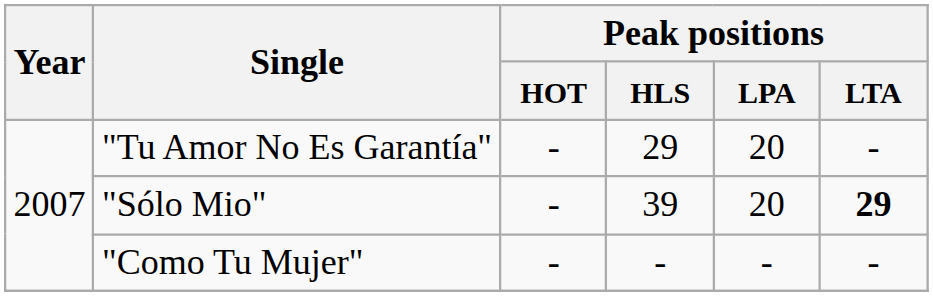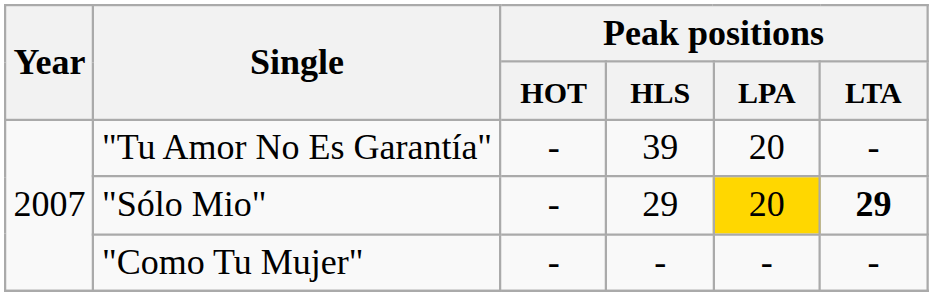(660, 147) 29 -> (660, 147) 39
(660, 204) 39 -> (660, 204) 29
(767, 204) no background -> (767, 204) gold background
